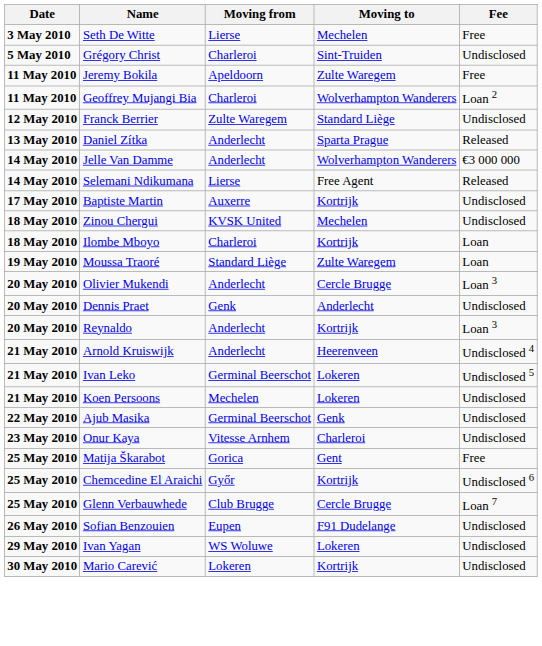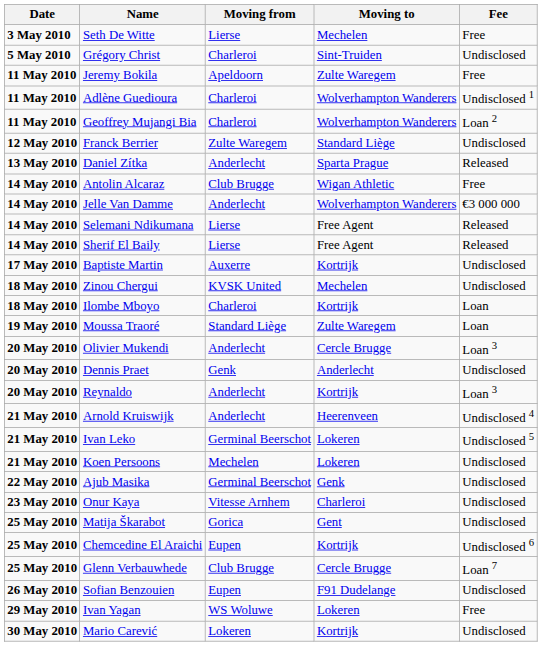+ row: (130, 97)
+ row: (124, 183)
+ row: (121, 244)
(474, 458) Free -> (494, 522) Undisclosed
(221, 480) Győr -> (225, 544) Eupen
(494, 546) Undisclosed -> (474, 610) Free
